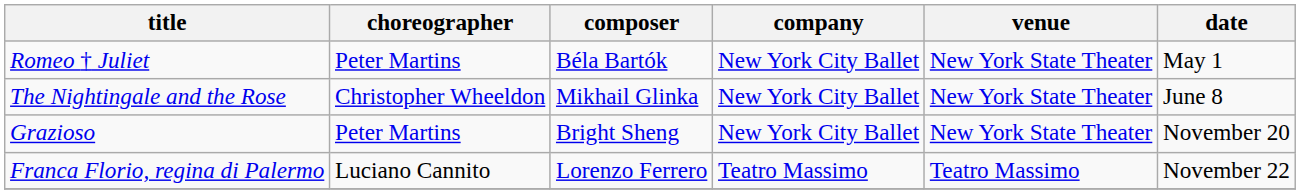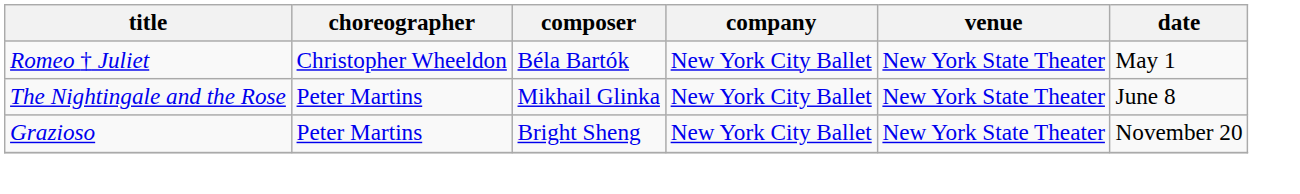(398, 59) Peter Martins -> (402, 59) Christopher Wheeldon
(440, 96) Christopher Wheeldon -> (359, 96) Peter Martins
- row: (167, 170)
